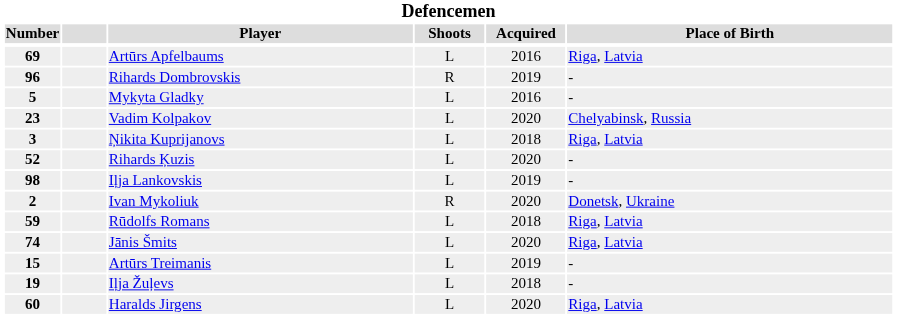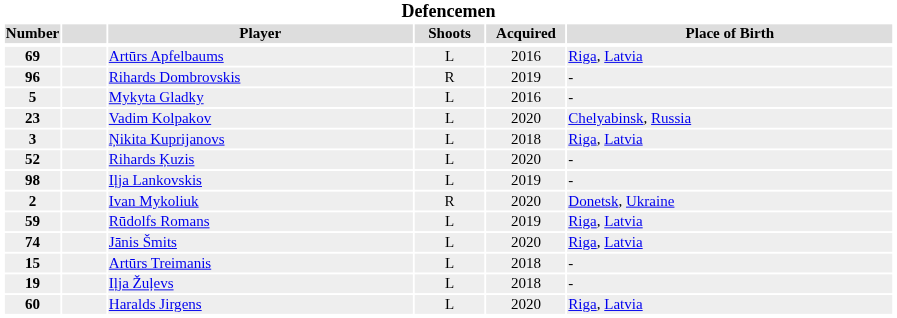(526, 221) 2018 -> (526, 221) 2019
(526, 263) 2019 -> (526, 263) 2018
